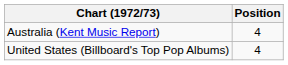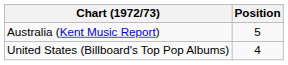(258, 32) 4 -> (258, 32) 5
